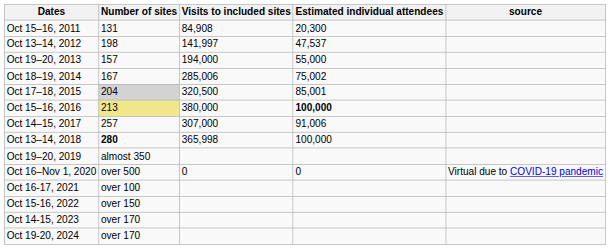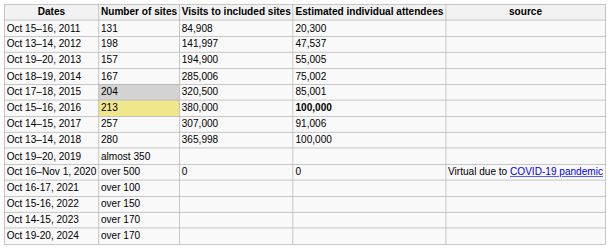(200, 60) 194,000 -> (200, 60) 194,900
(311, 60) 55,000 -> (311, 60) 55,005
(109, 140) bold -> (109, 140) normal
